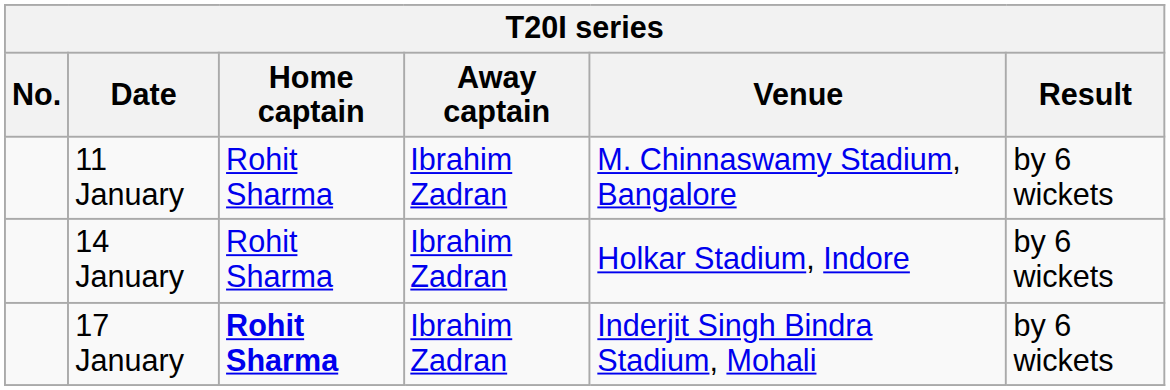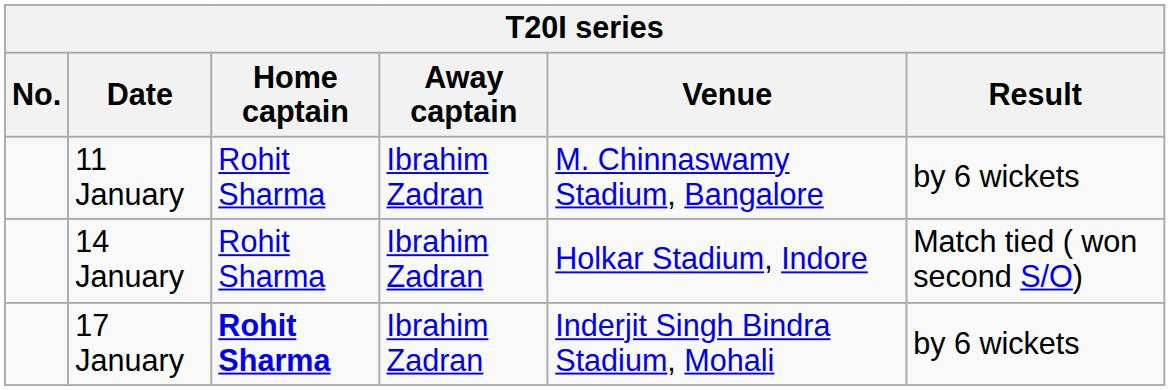(1064, 260) by 6 wickets -> (1025, 260) Match tied ( won second S/O)
